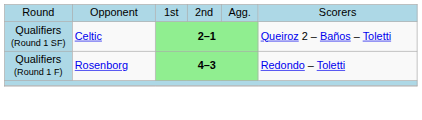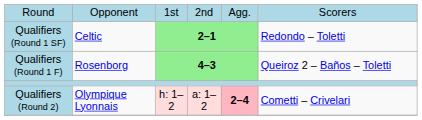(326, 36) Queiroz 2 – Baños – Toletti -> (303, 36) Redondo – Toletti
(303, 65) Redondo – Toletti -> (326, 65) Queiroz 2 – Baños – Toletti
+ row: (38, 100)
